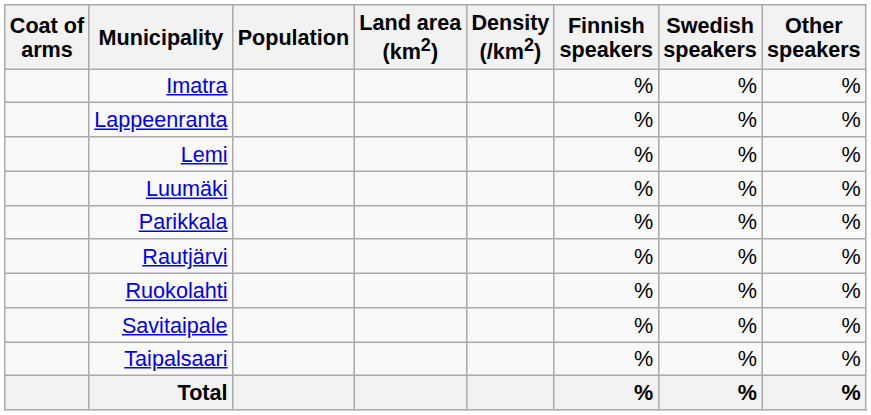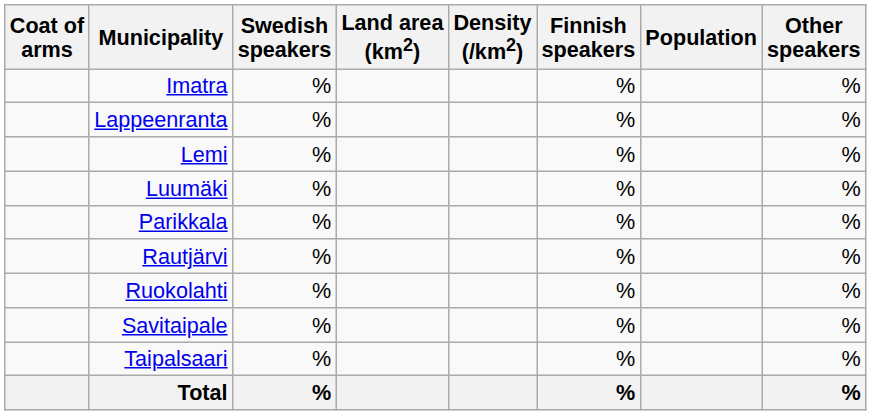columns swapped: (293, 37) <-> (710, 37)
